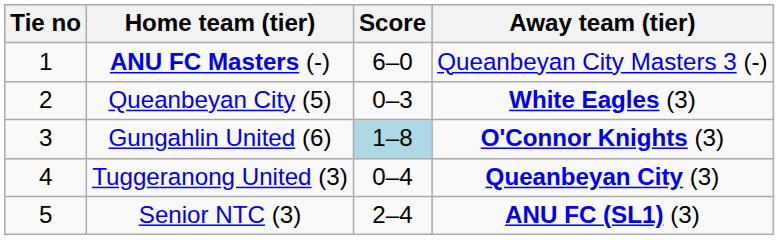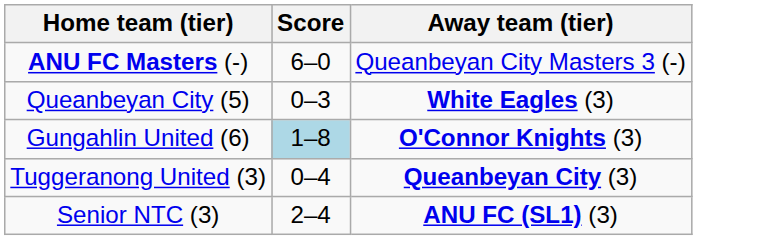- column: (46, 23)
